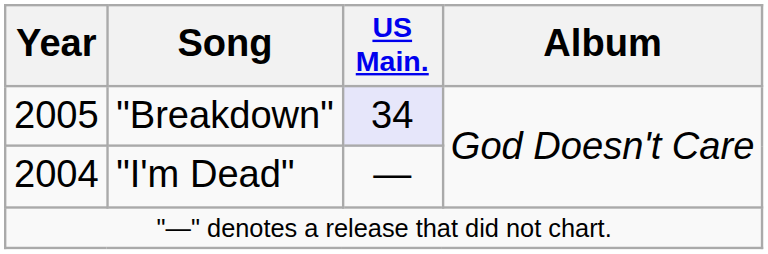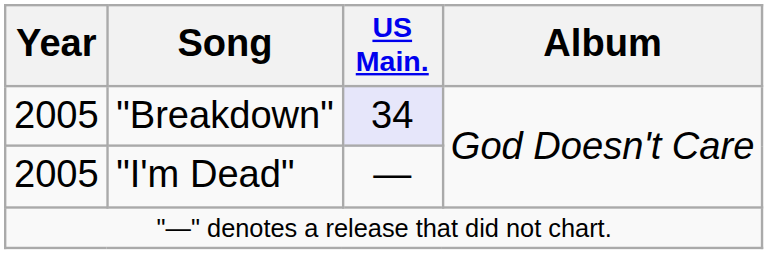(56, 175) 2004 -> (56, 175) 2005
